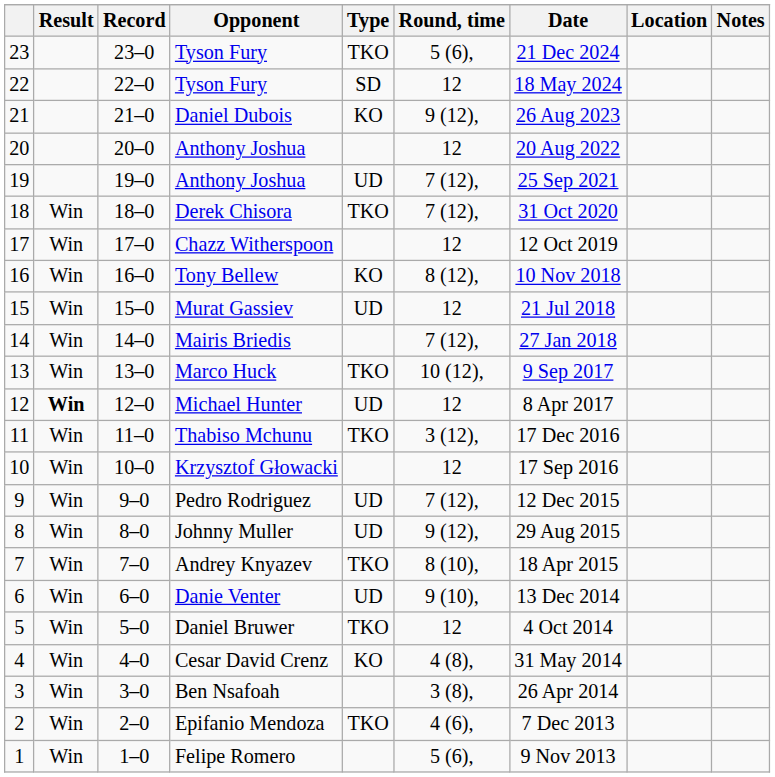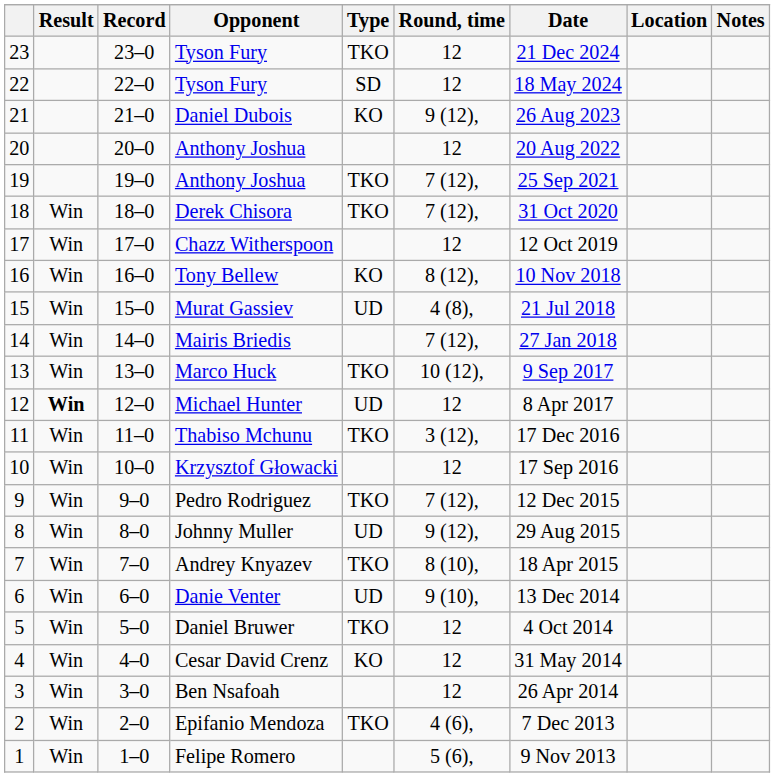(452, 52) 5 (6), -> (452, 52) 12
(368, 180) UD -> (368, 180) TKO
(452, 308) 12 -> (452, 308) 4 (8),
(368, 500) UD -> (368, 500) TKO
(452, 659) 4 (8), -> (452, 659) 12
(452, 691) 3 (8), -> (452, 691) 12
